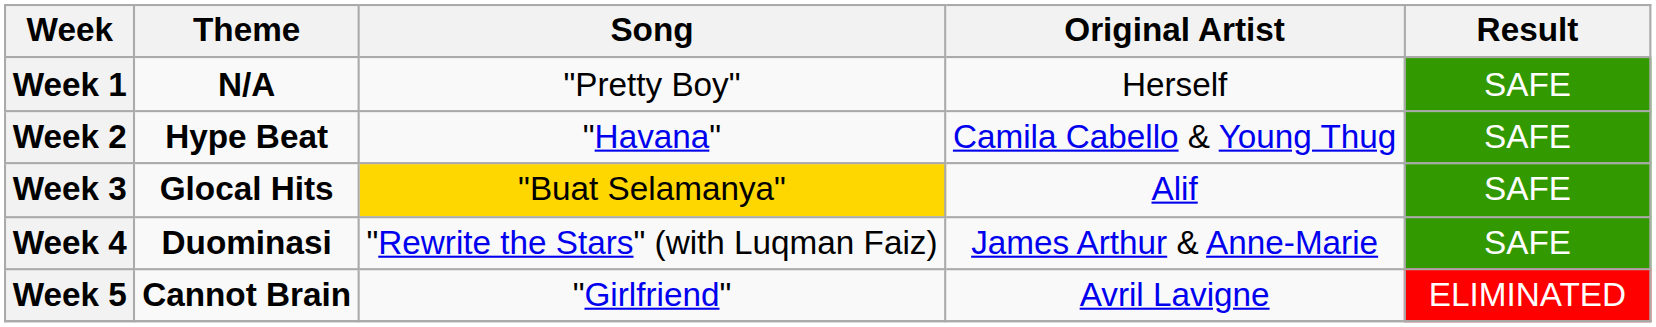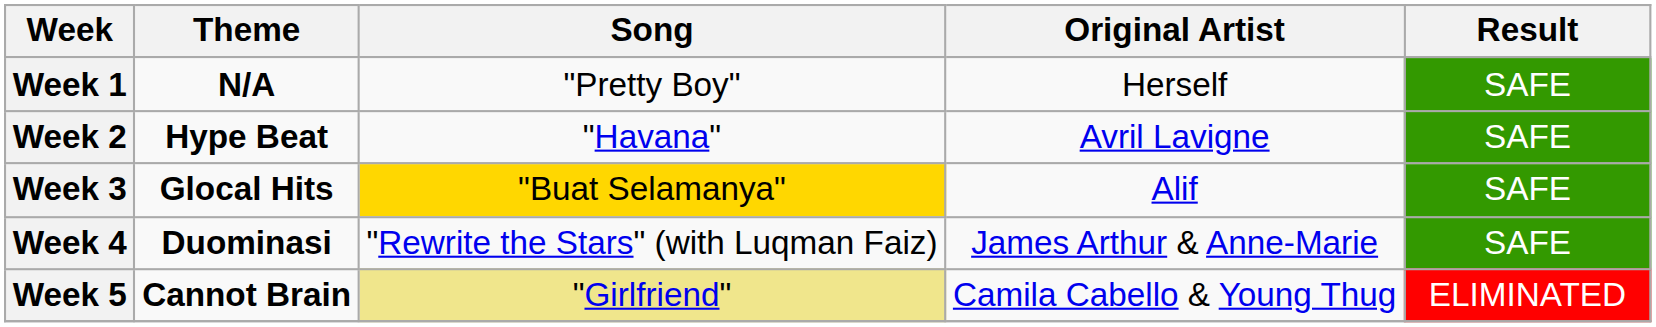(1175, 136) Camila Cabello & Young Thug -> (1175, 136) Avril Lavigne
(652, 294) no background -> (652, 294) khaki background
(1175, 294) Avril Lavigne -> (1175, 294) Camila Cabello & Young Thug
